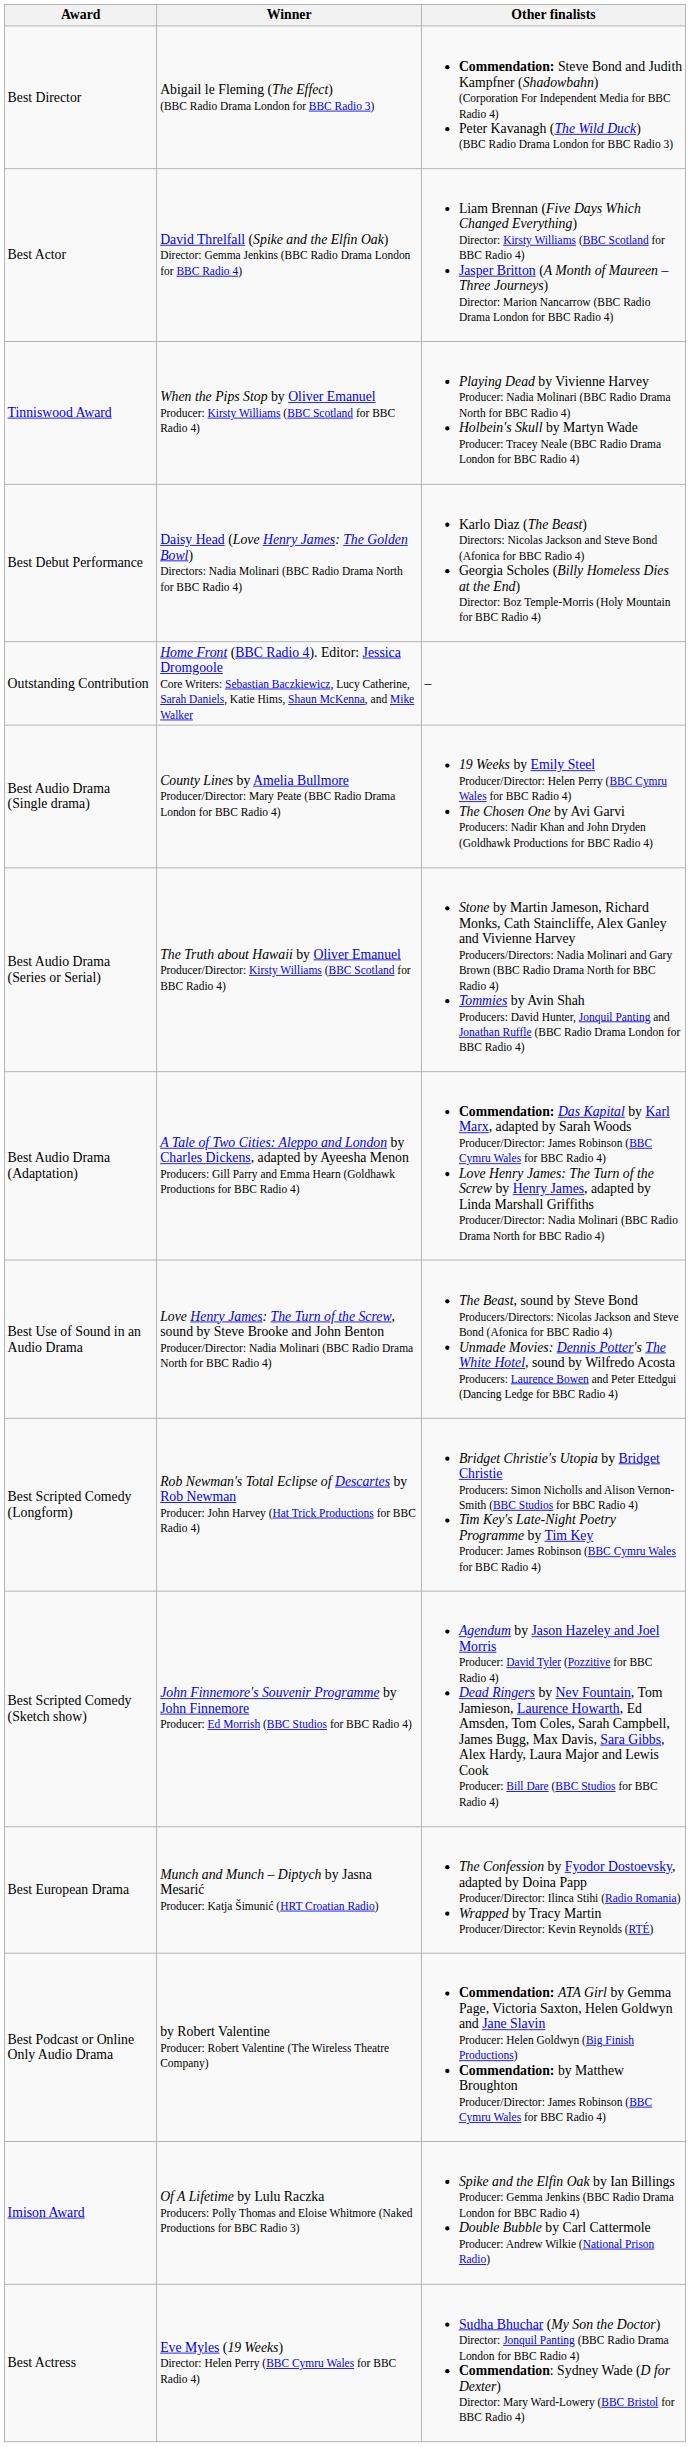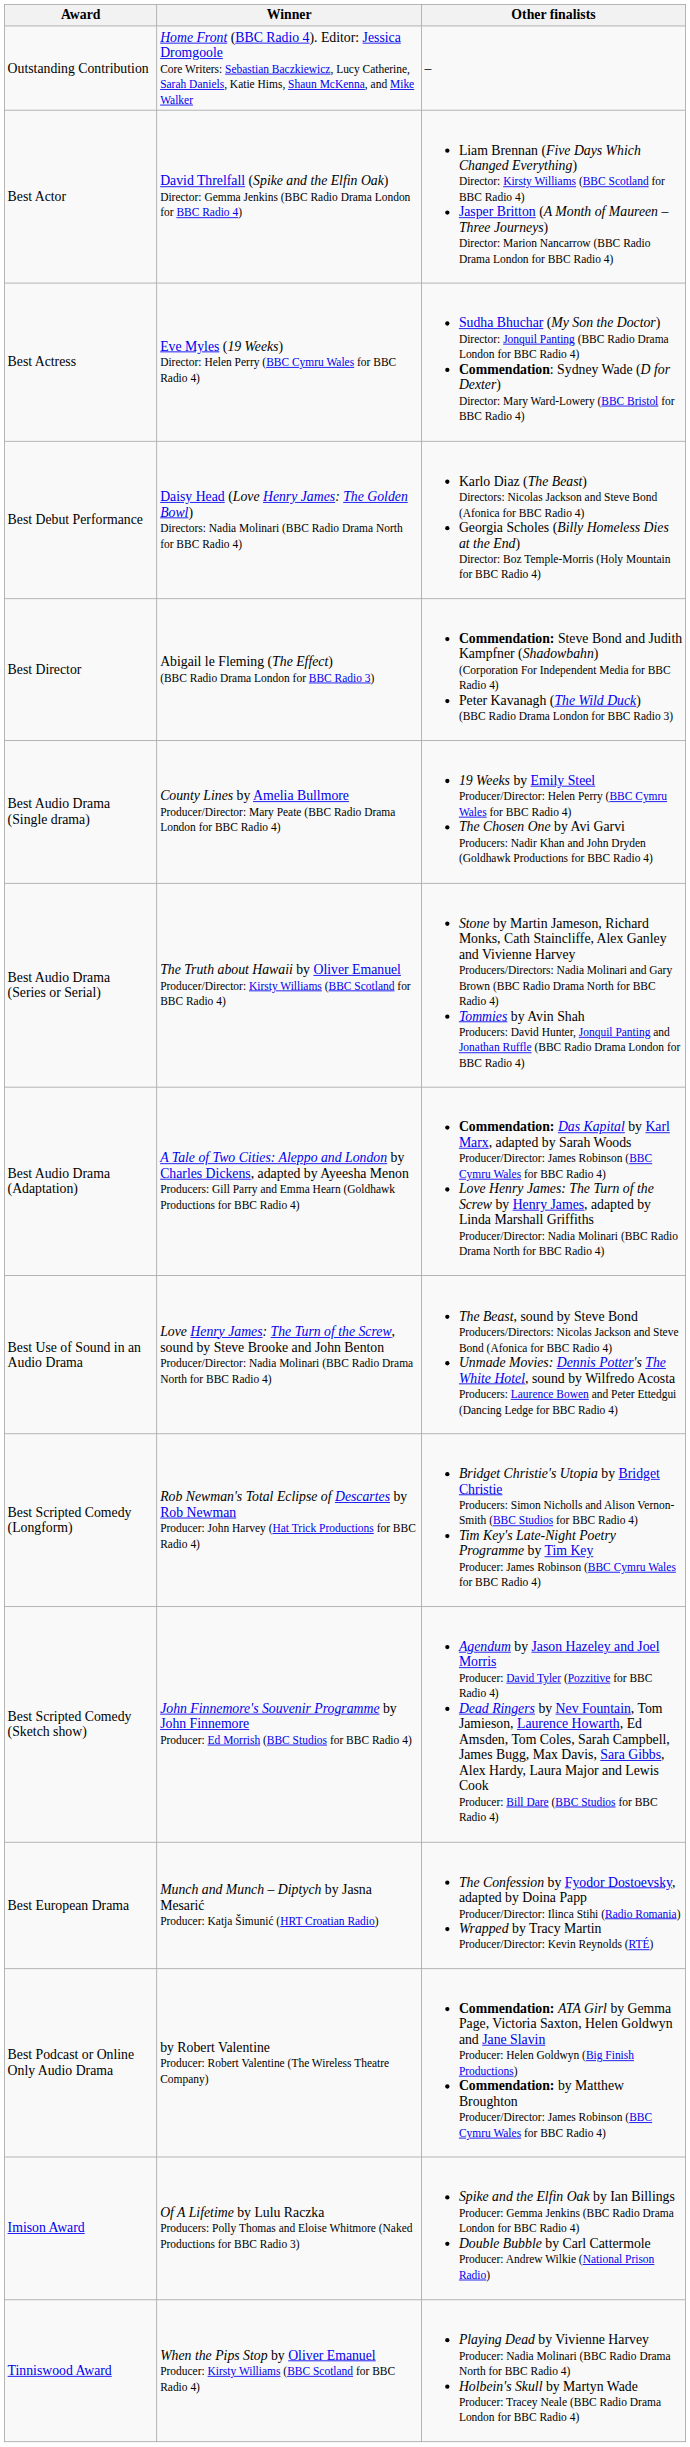rows swapped: (78, 683) <-> (44, 97)
rows swapped: (42, 2362) <-> (60, 412)
